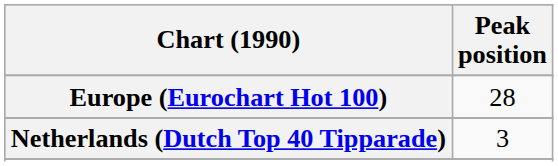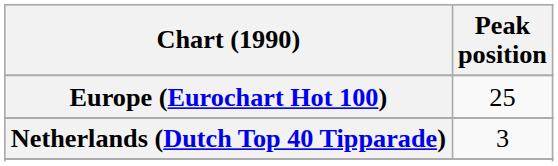(502, 96) 28 -> (502, 96) 25
